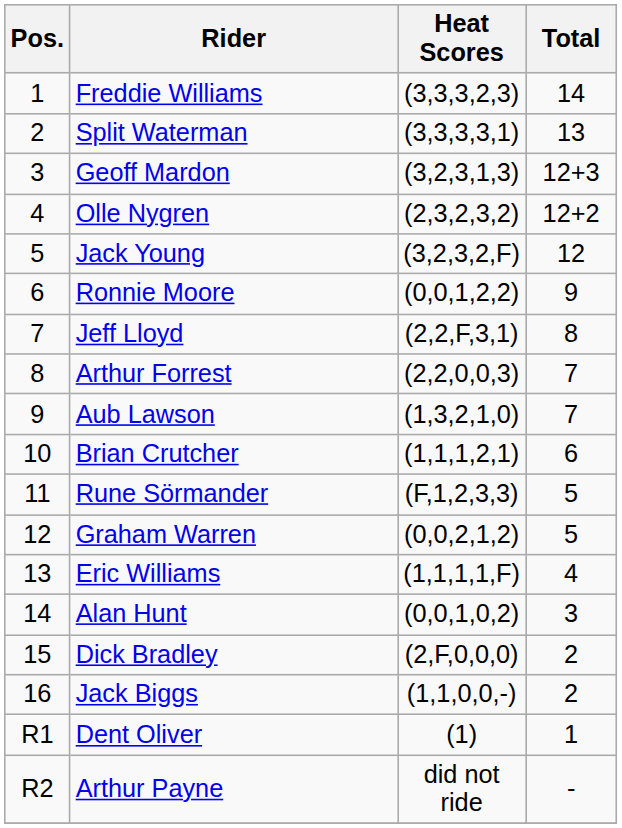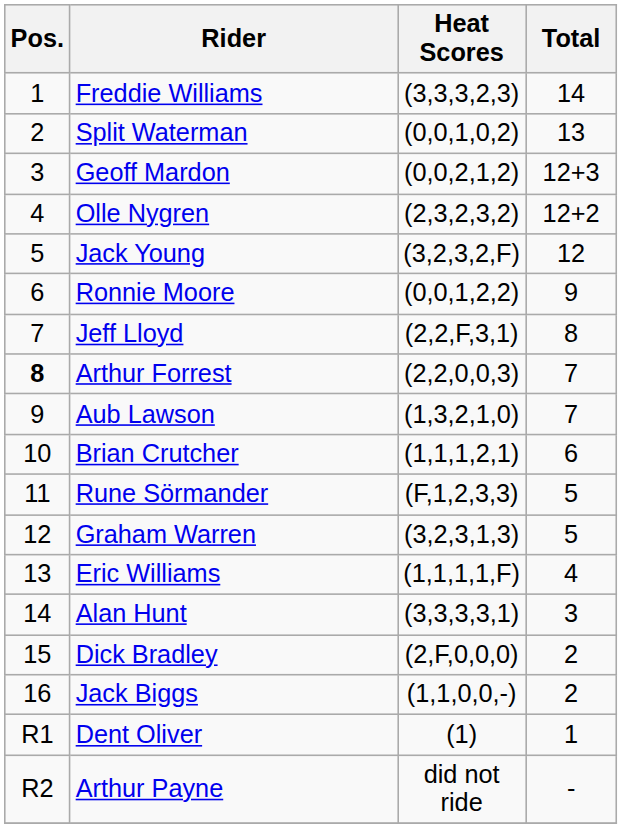(462, 133) (3,3,3,3,1) -> (462, 133) (0,0,1,0,2)
(462, 173) (3,2,3,1,3) -> (462, 173) (0,0,2,1,2)
(37, 373) normal -> (37, 373) bold
(462, 534) (0,0,2,1,2) -> (462, 534) (3,2,3,1,3)
(462, 614) (0,0,1,0,2) -> (462, 614) (3,3,3,3,1)
